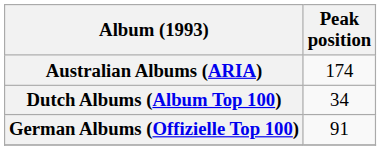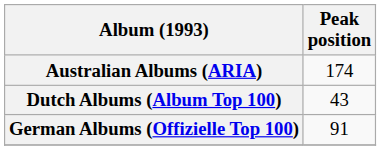(339, 99) 34 -> (339, 99) 43
